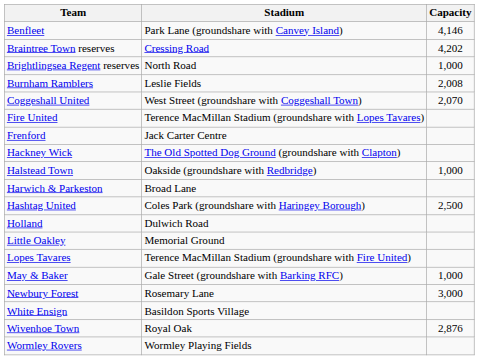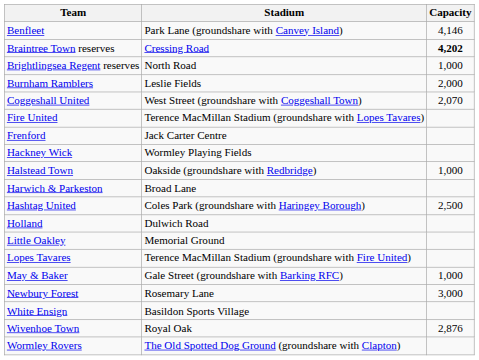(450, 48) normal -> (450, 48) bold
(450, 83) 2,008 -> (450, 83) 2,000
(272, 153) The Old Spotted Dog Ground (groundshare with Clapton) -> (198, 153) Wormley Playing Fields
(198, 345) Wormley Playing Fields -> (272, 345) The Old Spotted Dog Ground (groundshare with Clapton)
